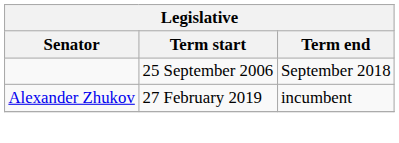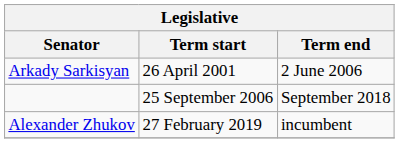+ row: (69, 71)
